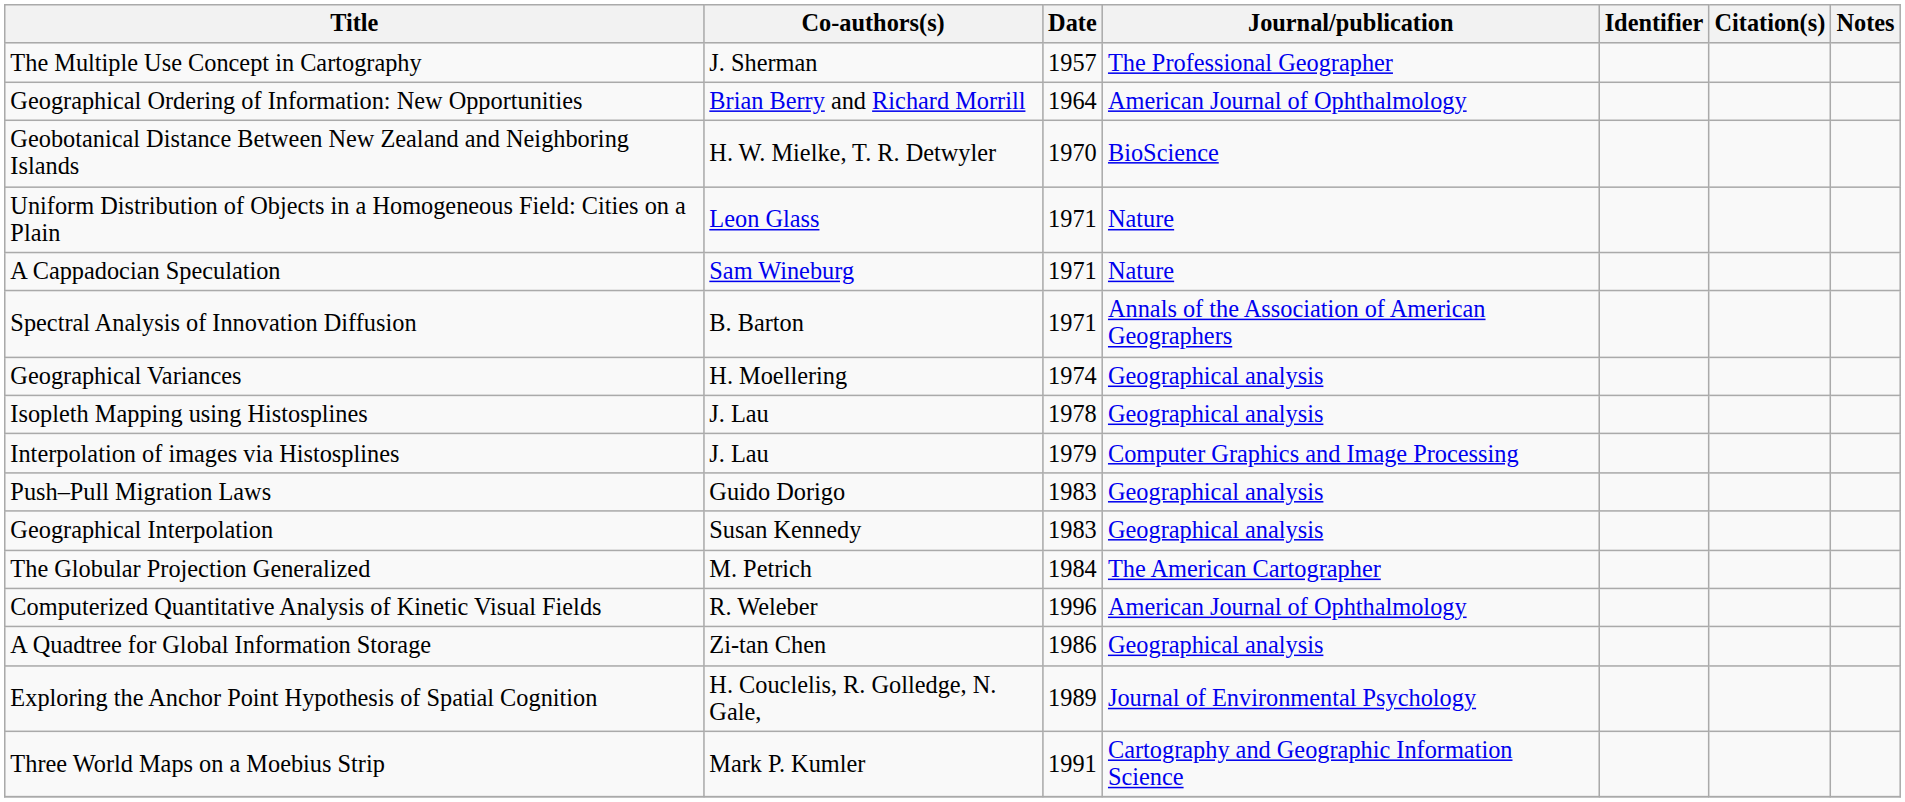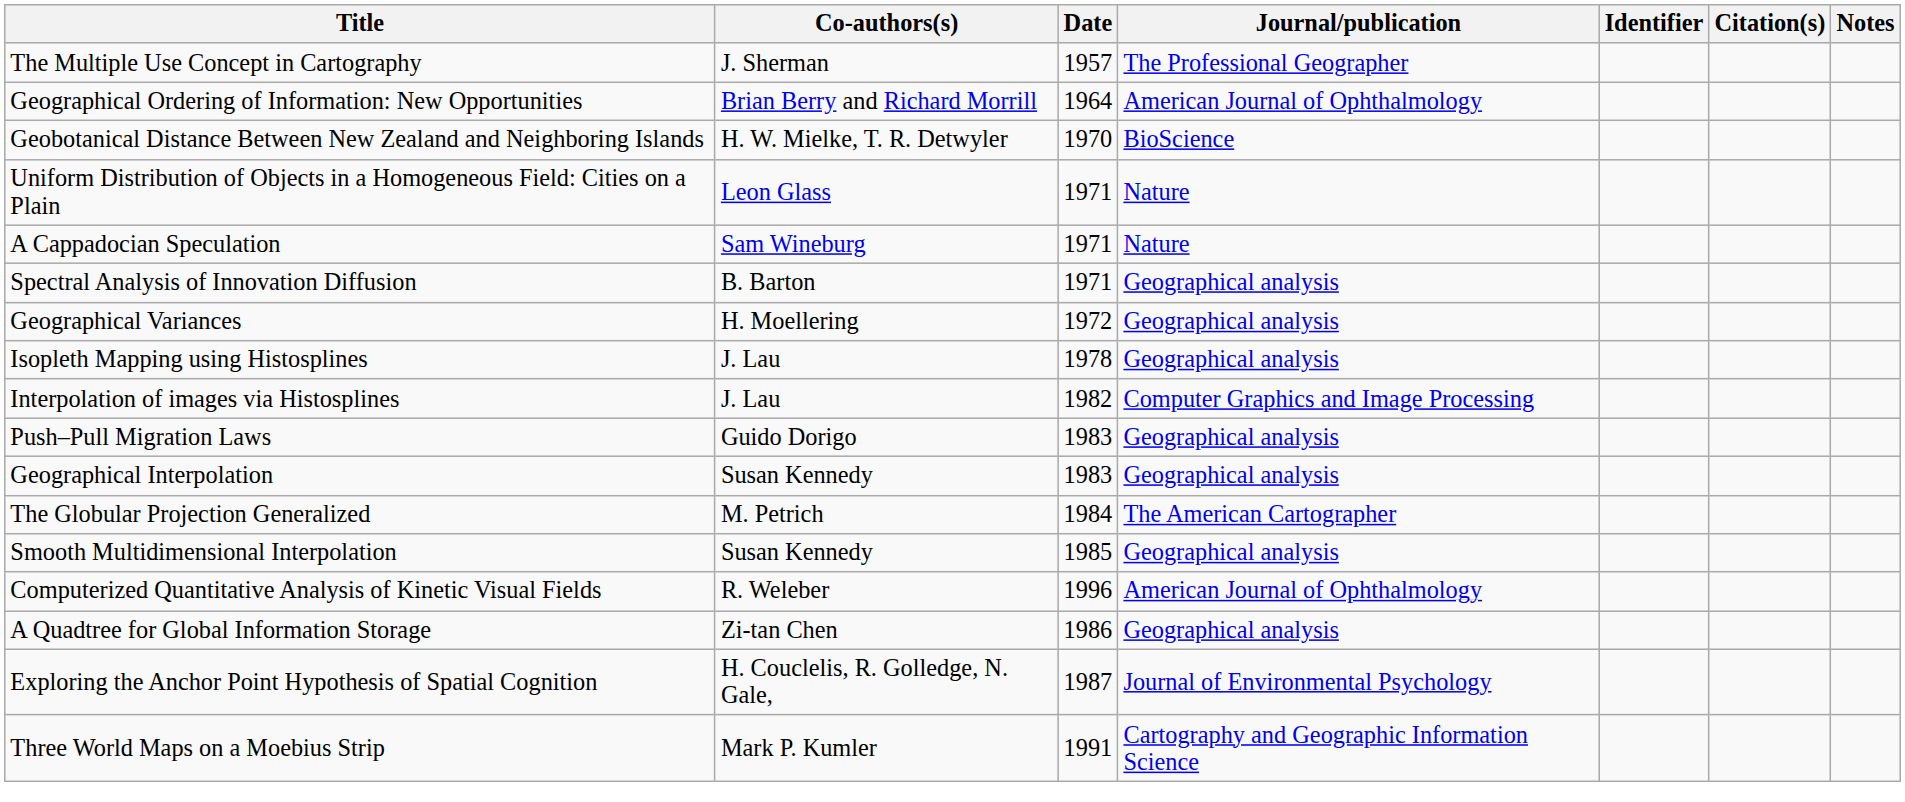(1297, 323) Annals of the Association of American Geographers -> (1231, 282) Geographical analysis
(1072, 375) 1974 -> (1088, 321) 1972
(1072, 452) 1979 -> (1088, 398) 1982
+ row: (204, 552)
(1072, 698) 1989 -> (1088, 681) 1987
